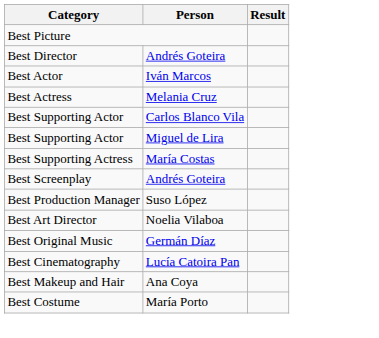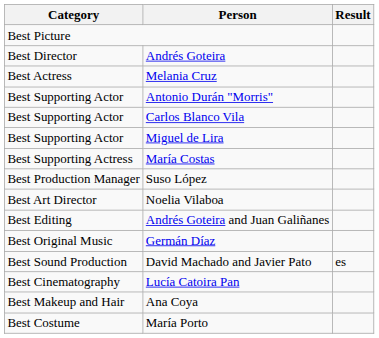- row: (35, 76)
+ row: (65, 96)
- row: (49, 179)
+ row: (40, 220)
+ row: (67, 261)
